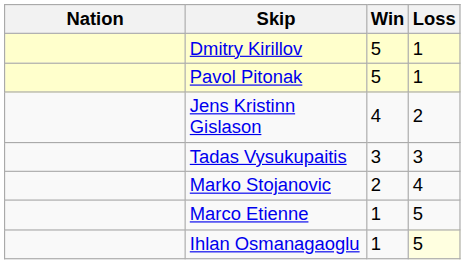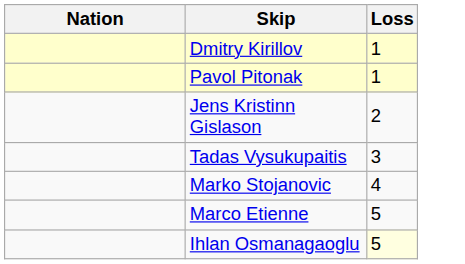- column: (388, 19)
